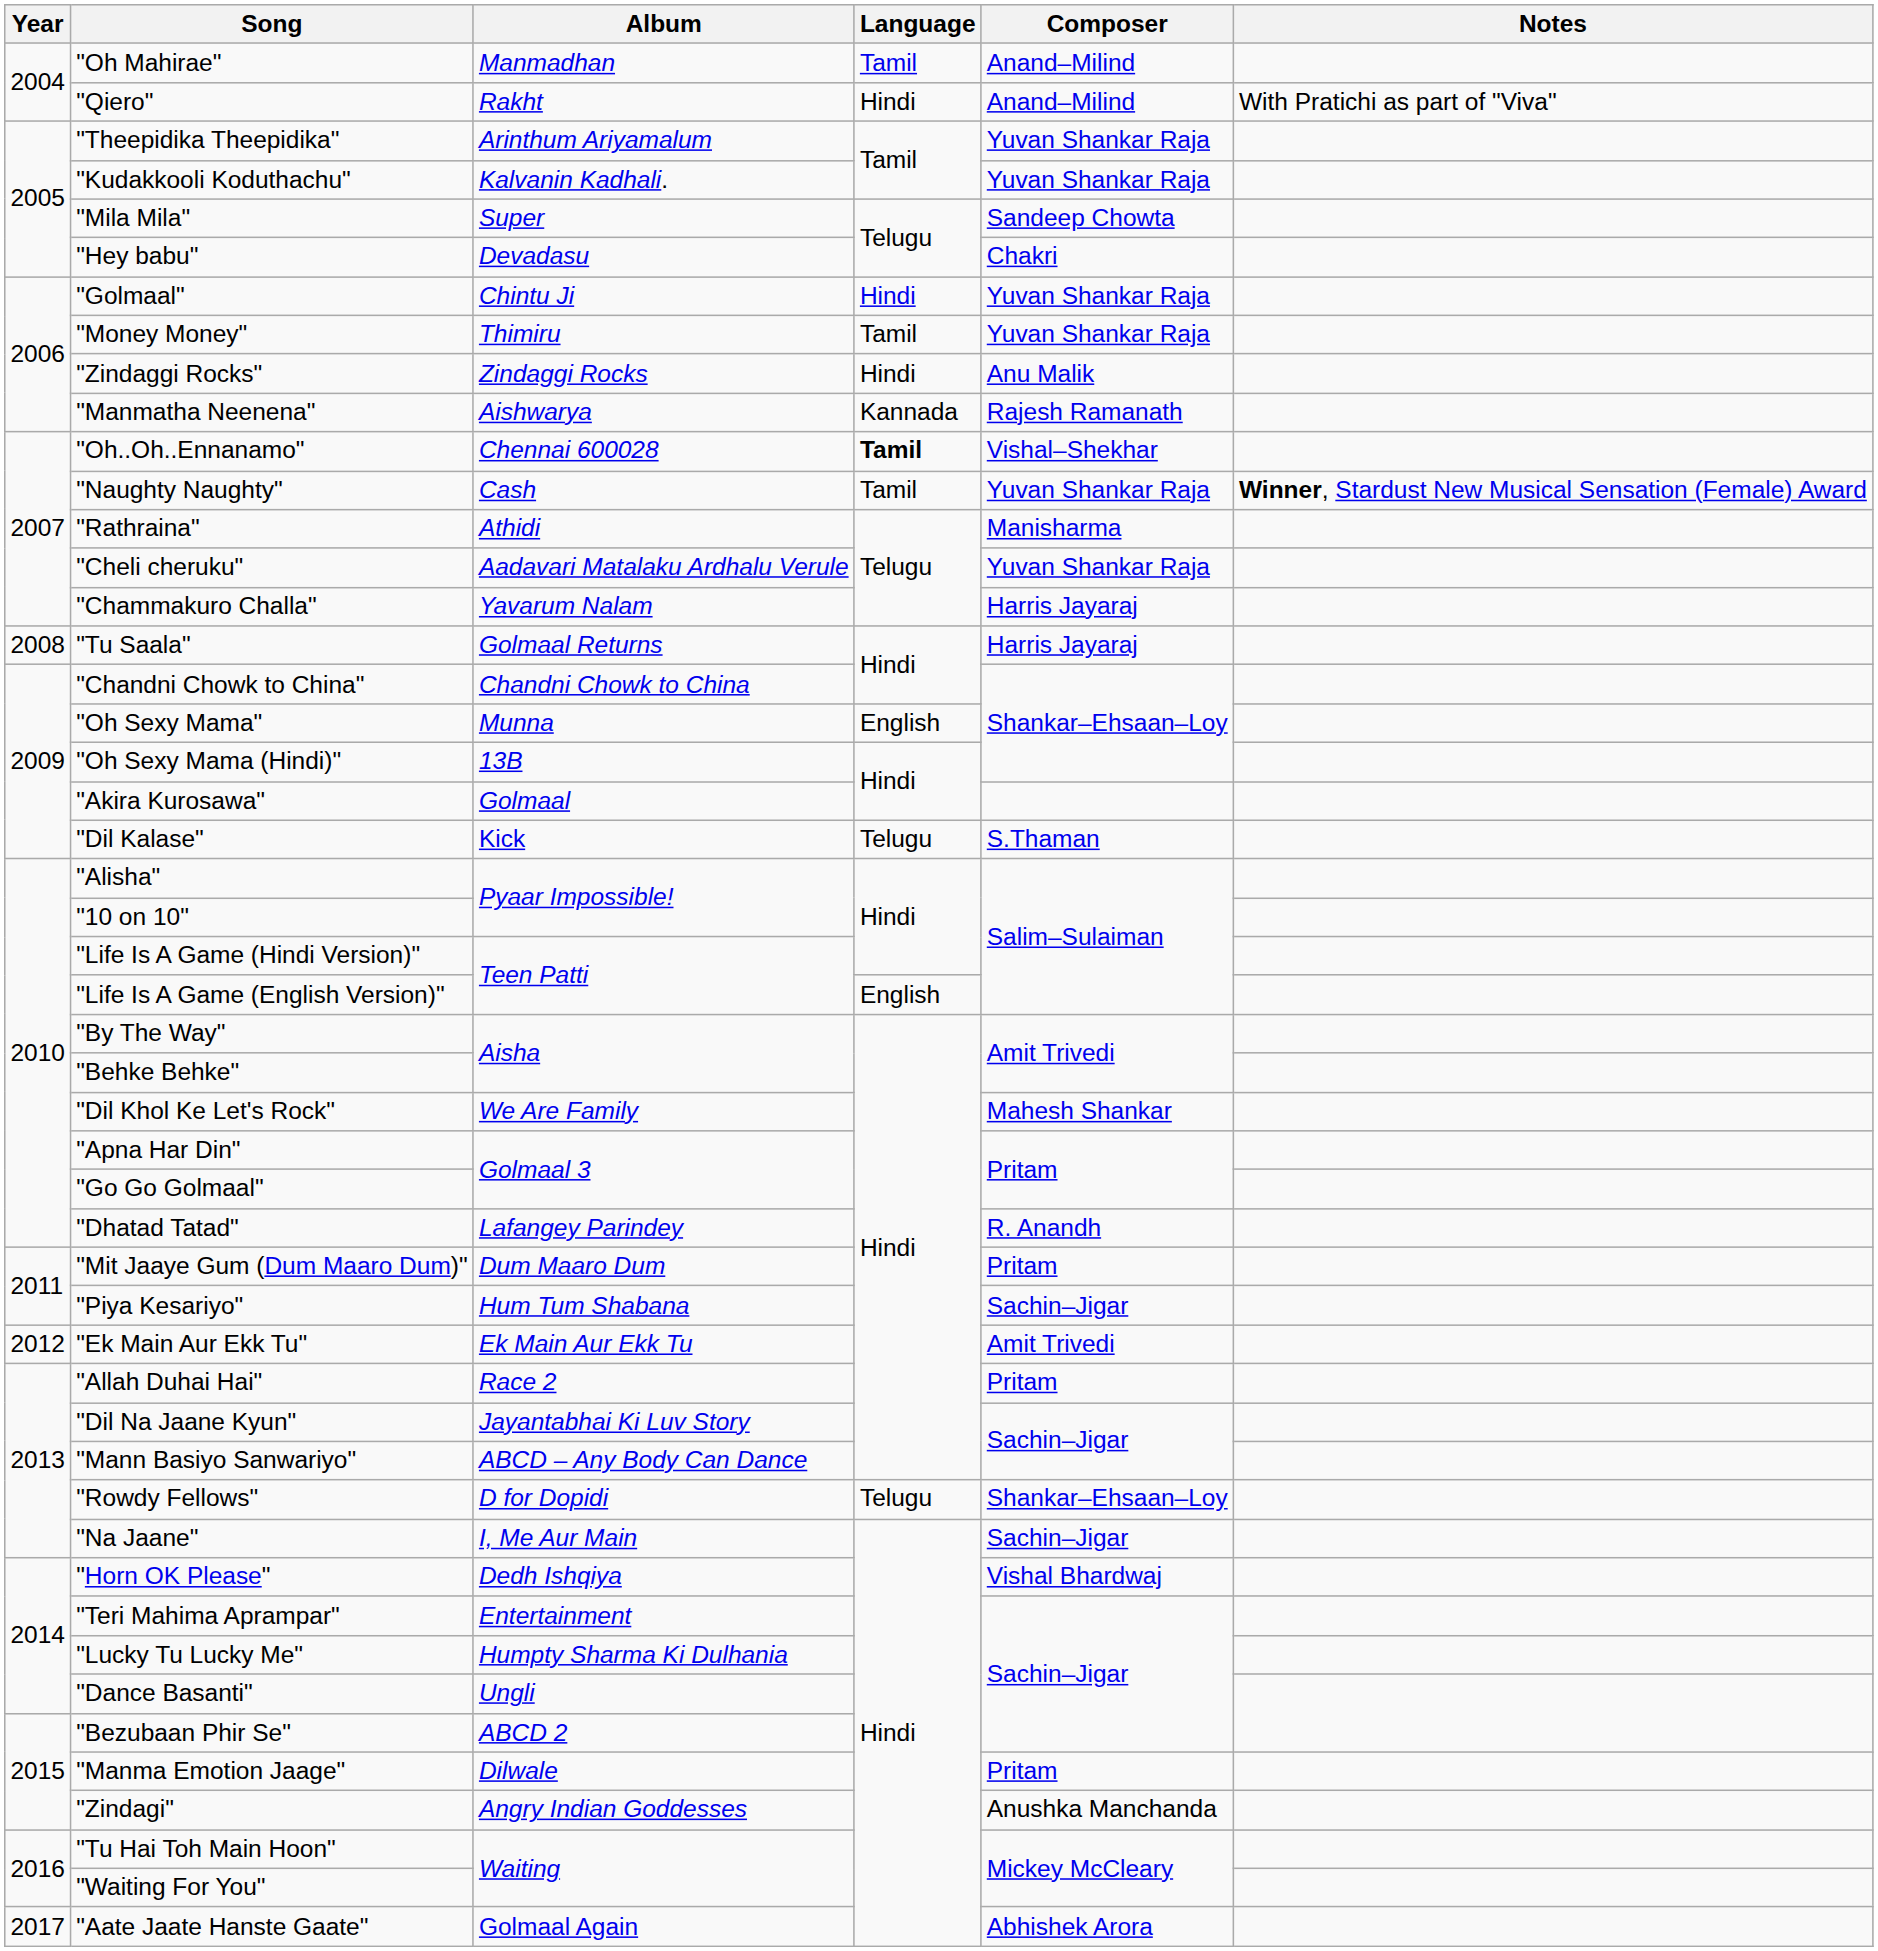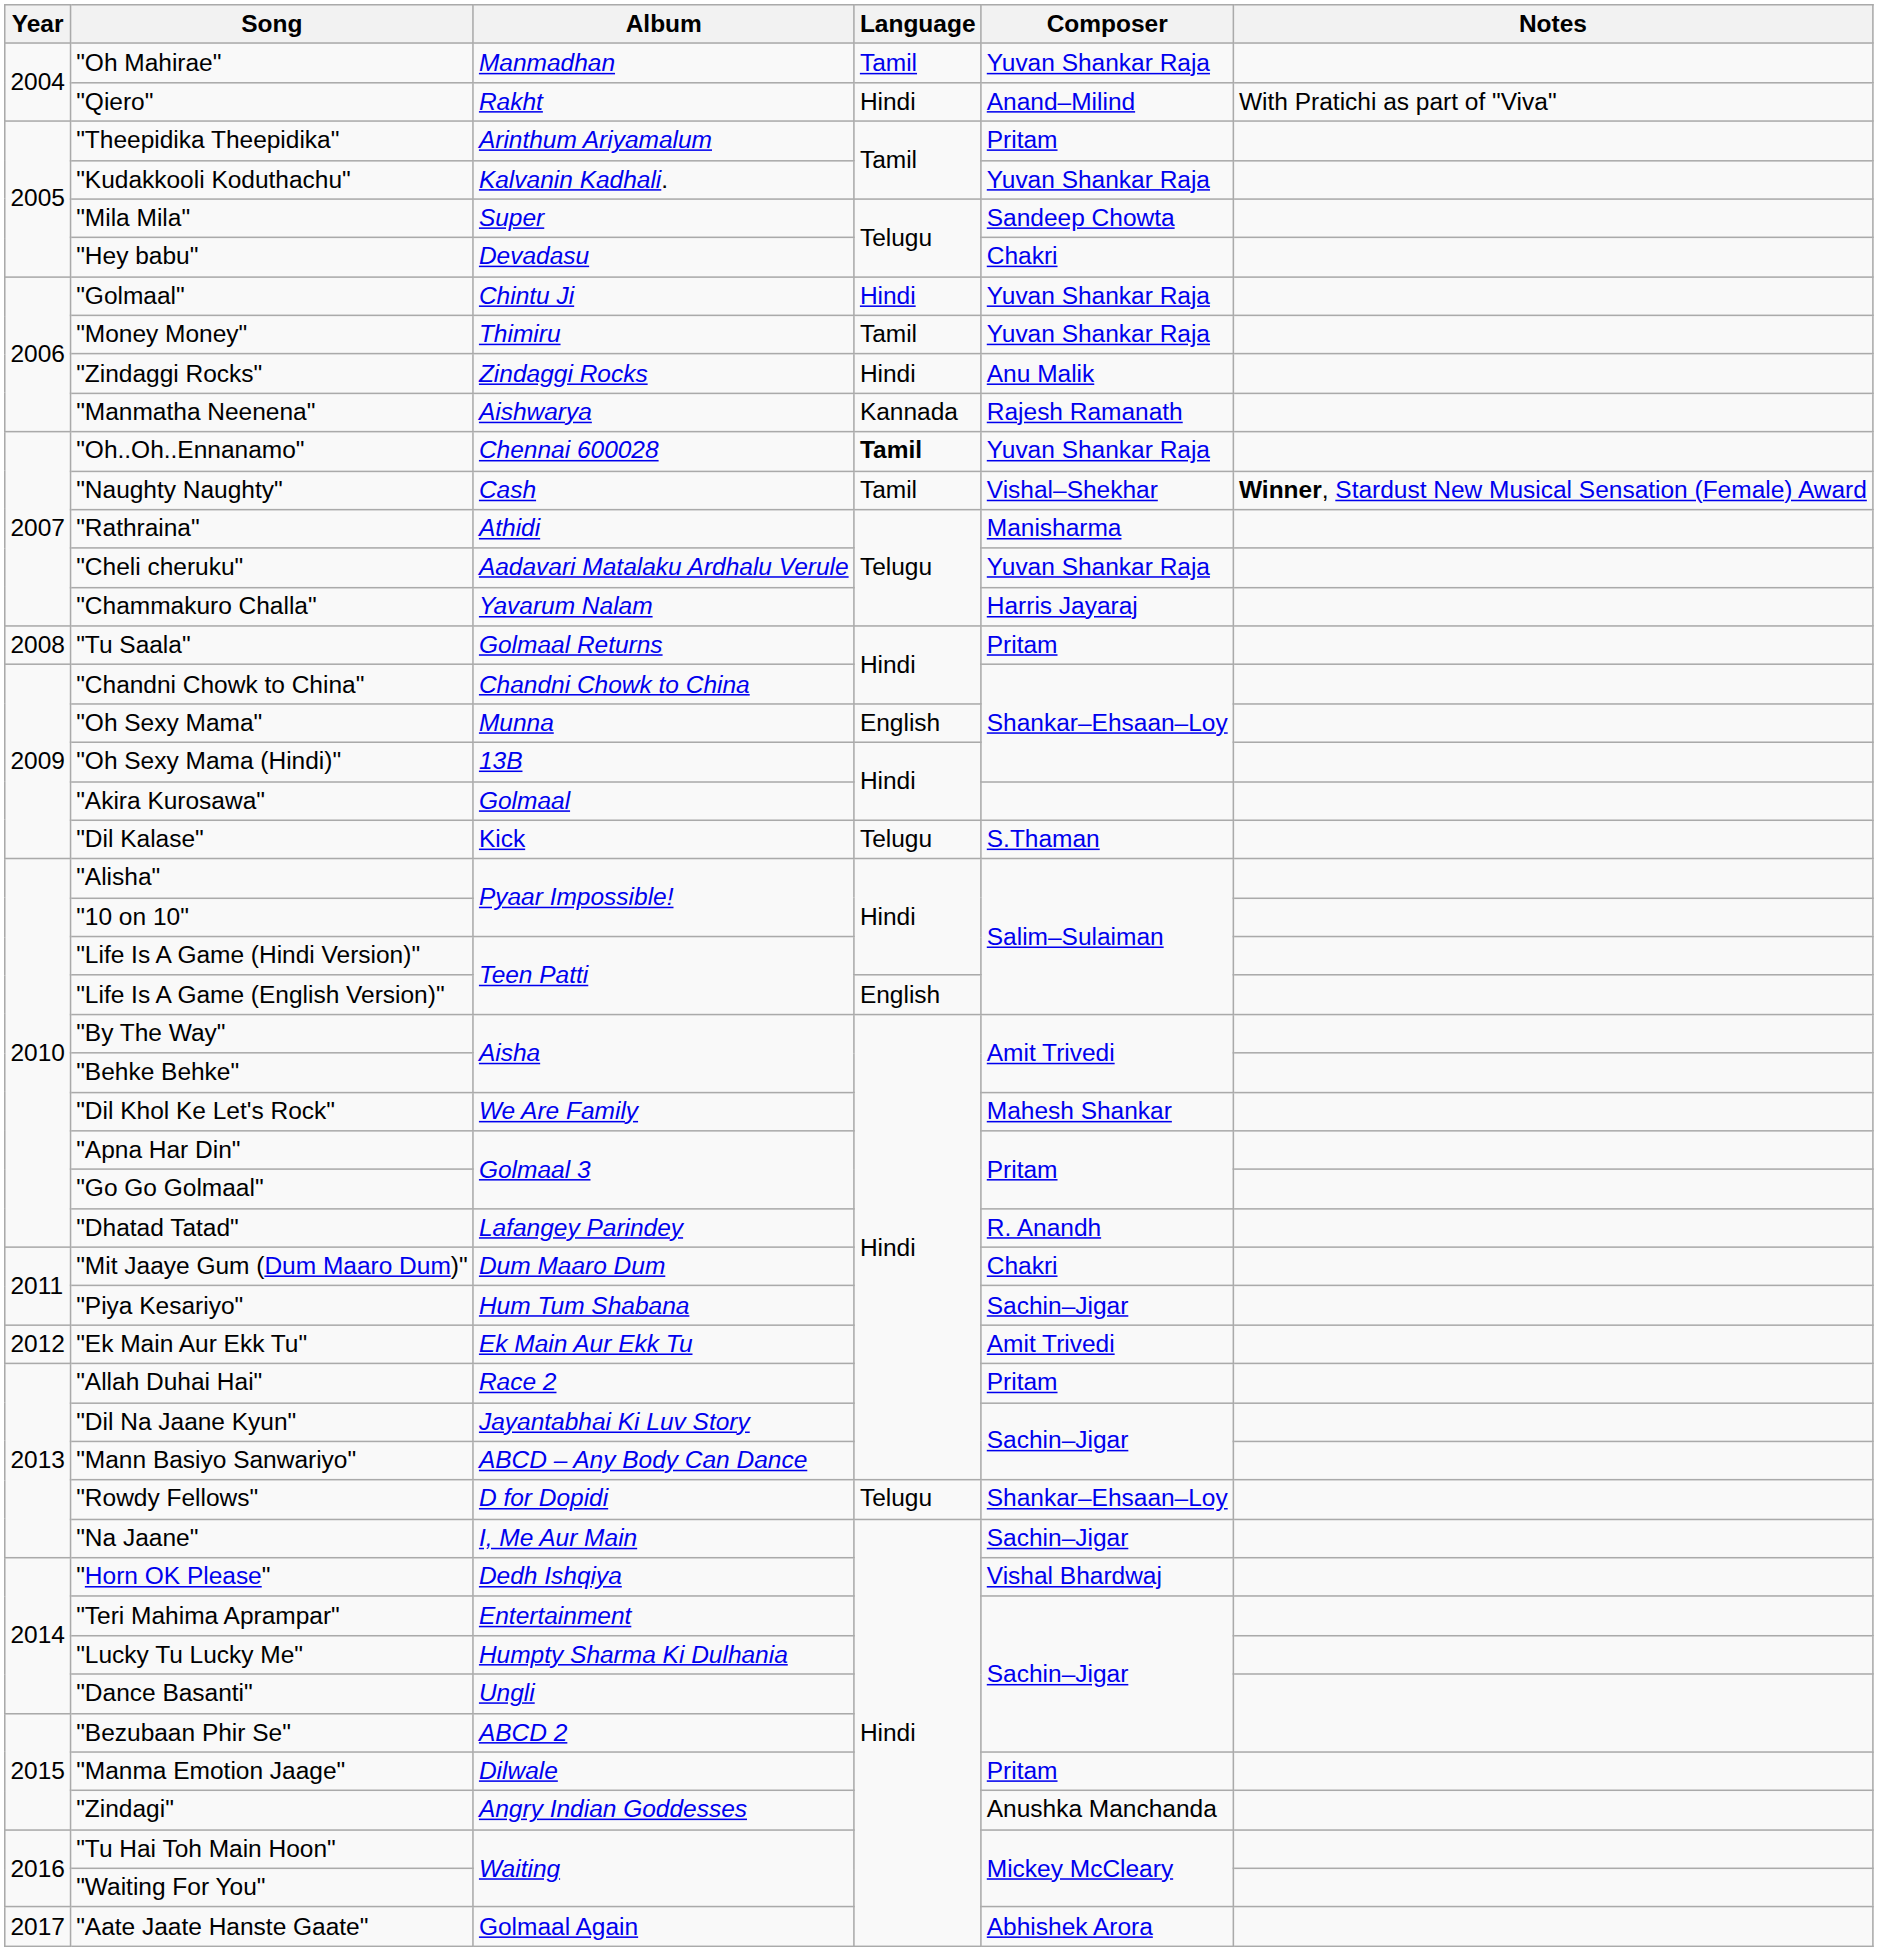(1061, 62) Anand–Milind -> (1098, 62) Yuvan Shankar Raja
(1098, 140) Yuvan Shankar Raja -> (1022, 140) Pritam
(1072, 450) Vishal–Shekhar -> (1098, 450) Yuvan Shankar Raja
(1098, 489) Yuvan Shankar Raja -> (1072, 489) Vishal–Shekhar
(1062, 645) Harris Jayaraj -> (1022, 645) Pritam
(1022, 1266) Pritam -> (1022, 1266) Chakri
